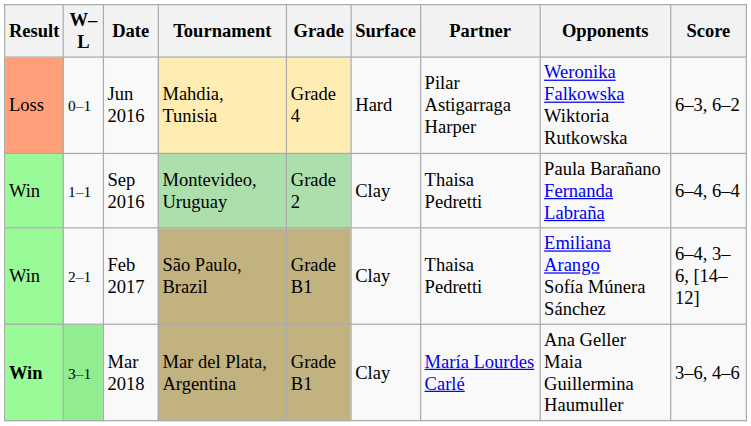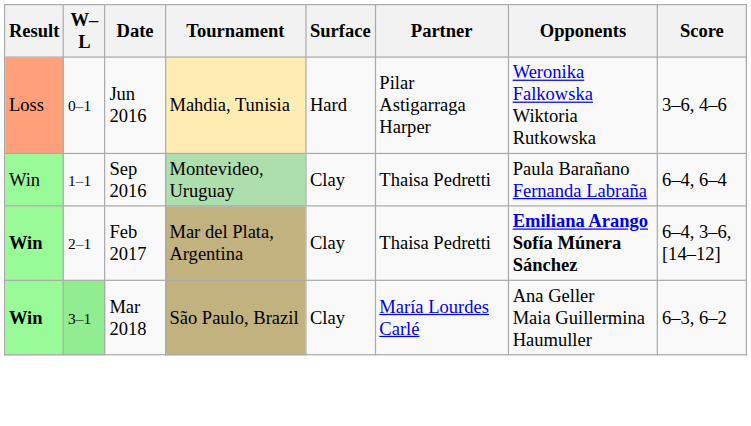- column: (319, 30)
(707, 105) 6–3, 6–2 -> (694, 105) 3–6, 4–6
(25, 276) normal -> (26, 243) bold
(202, 276) São Paulo, Brazil -> (222, 243) Mar del Plata, Argentina
(595, 276) normal -> (580, 243) bold
(215, 372) Mar del Plata, Argentina -> (234, 317) São Paulo, Brazil
(707, 372) 3–6, 4–6 -> (694, 317) 6–3, 6–2
